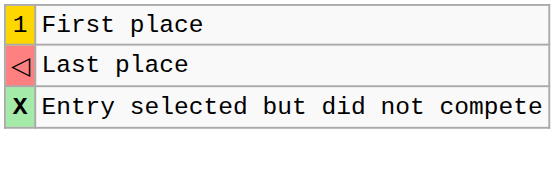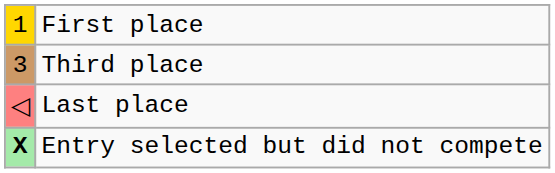+ row: (122, 65)
